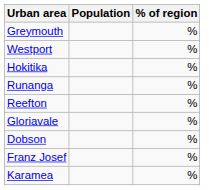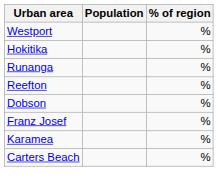- row: (35, 31)
- row: (33, 121)
+ row: (43, 157)
